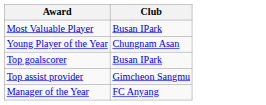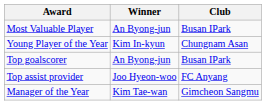+ column: (145, 12)
(151, 76) Gimcheon Sangmu -> (204, 76) FC Anyang
(136, 92) FC Anyang -> (220, 92) Gimcheon Sangmu
